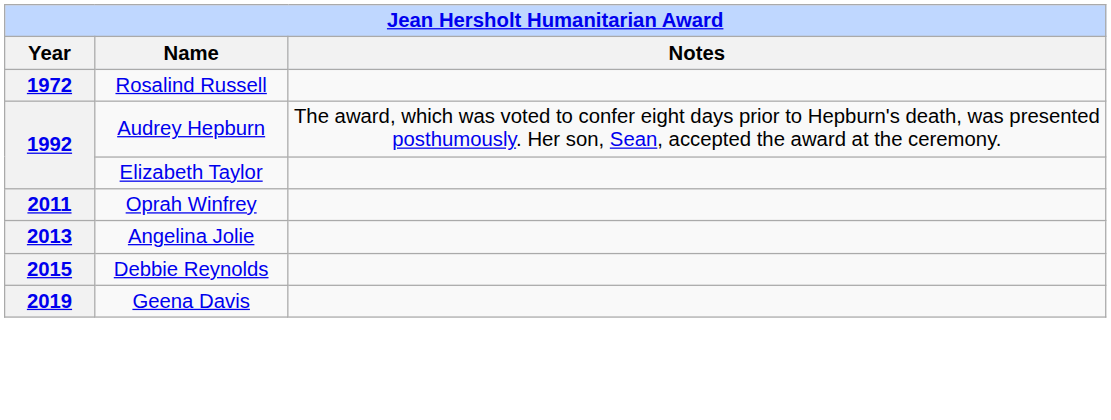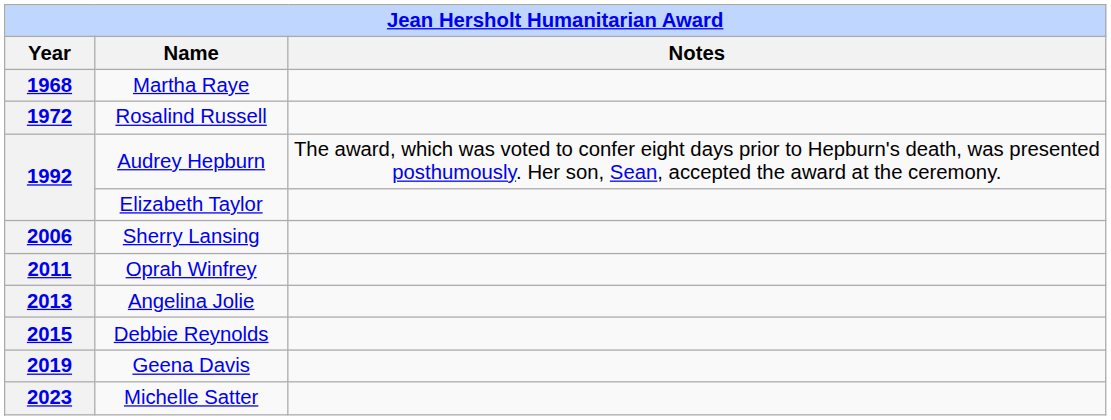+ row: (49, 85)
+ row: (49, 236)
+ row: (49, 397)
